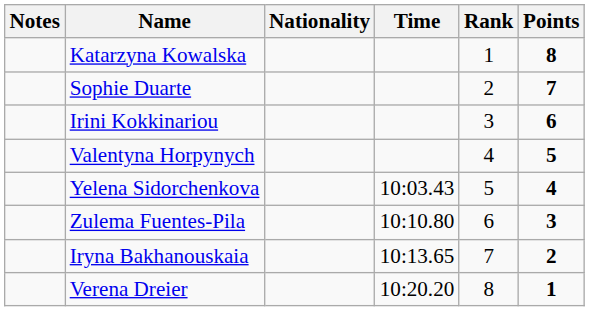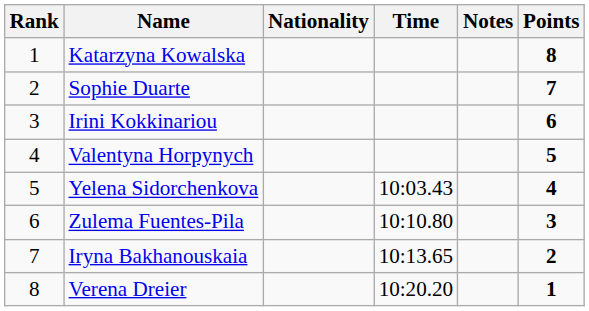columns swapped: (489, 21) <-> (35, 21)
